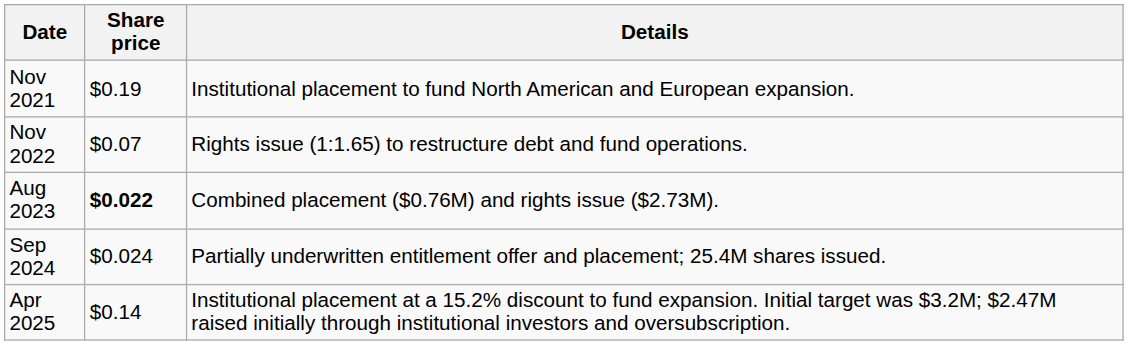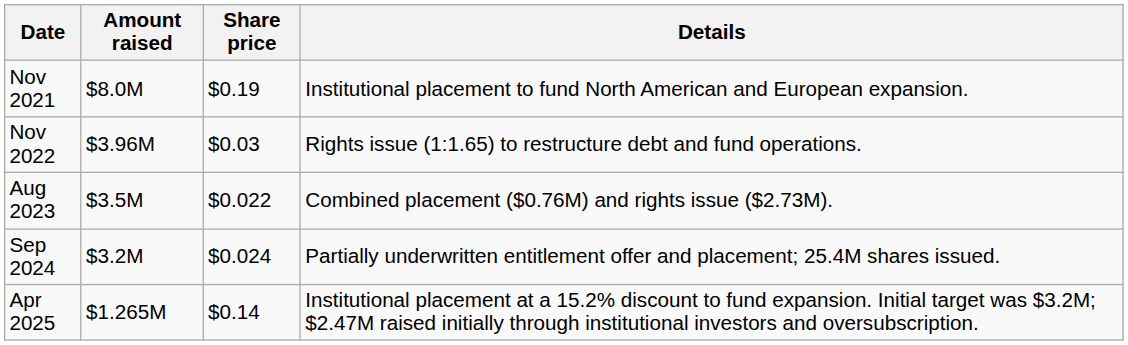+ column: (142, 32)
(116, 144) $0.07 -> (234, 144) $0.03
(121, 200) bold -> (240, 200) normal
